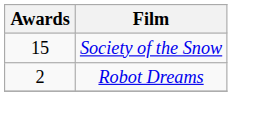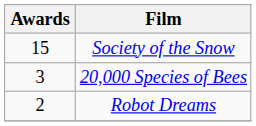+ row: (163, 76)
